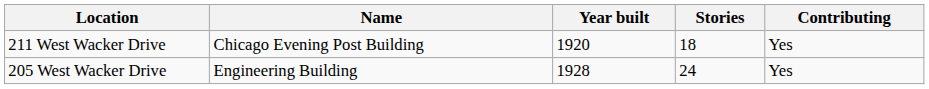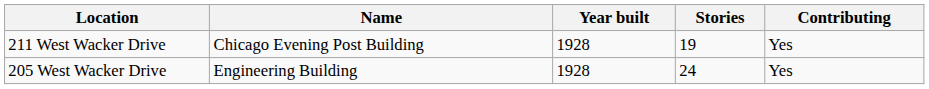(573, 44) 1920 -> (573, 44) 1928
(688, 44) 18 -> (688, 44) 19
